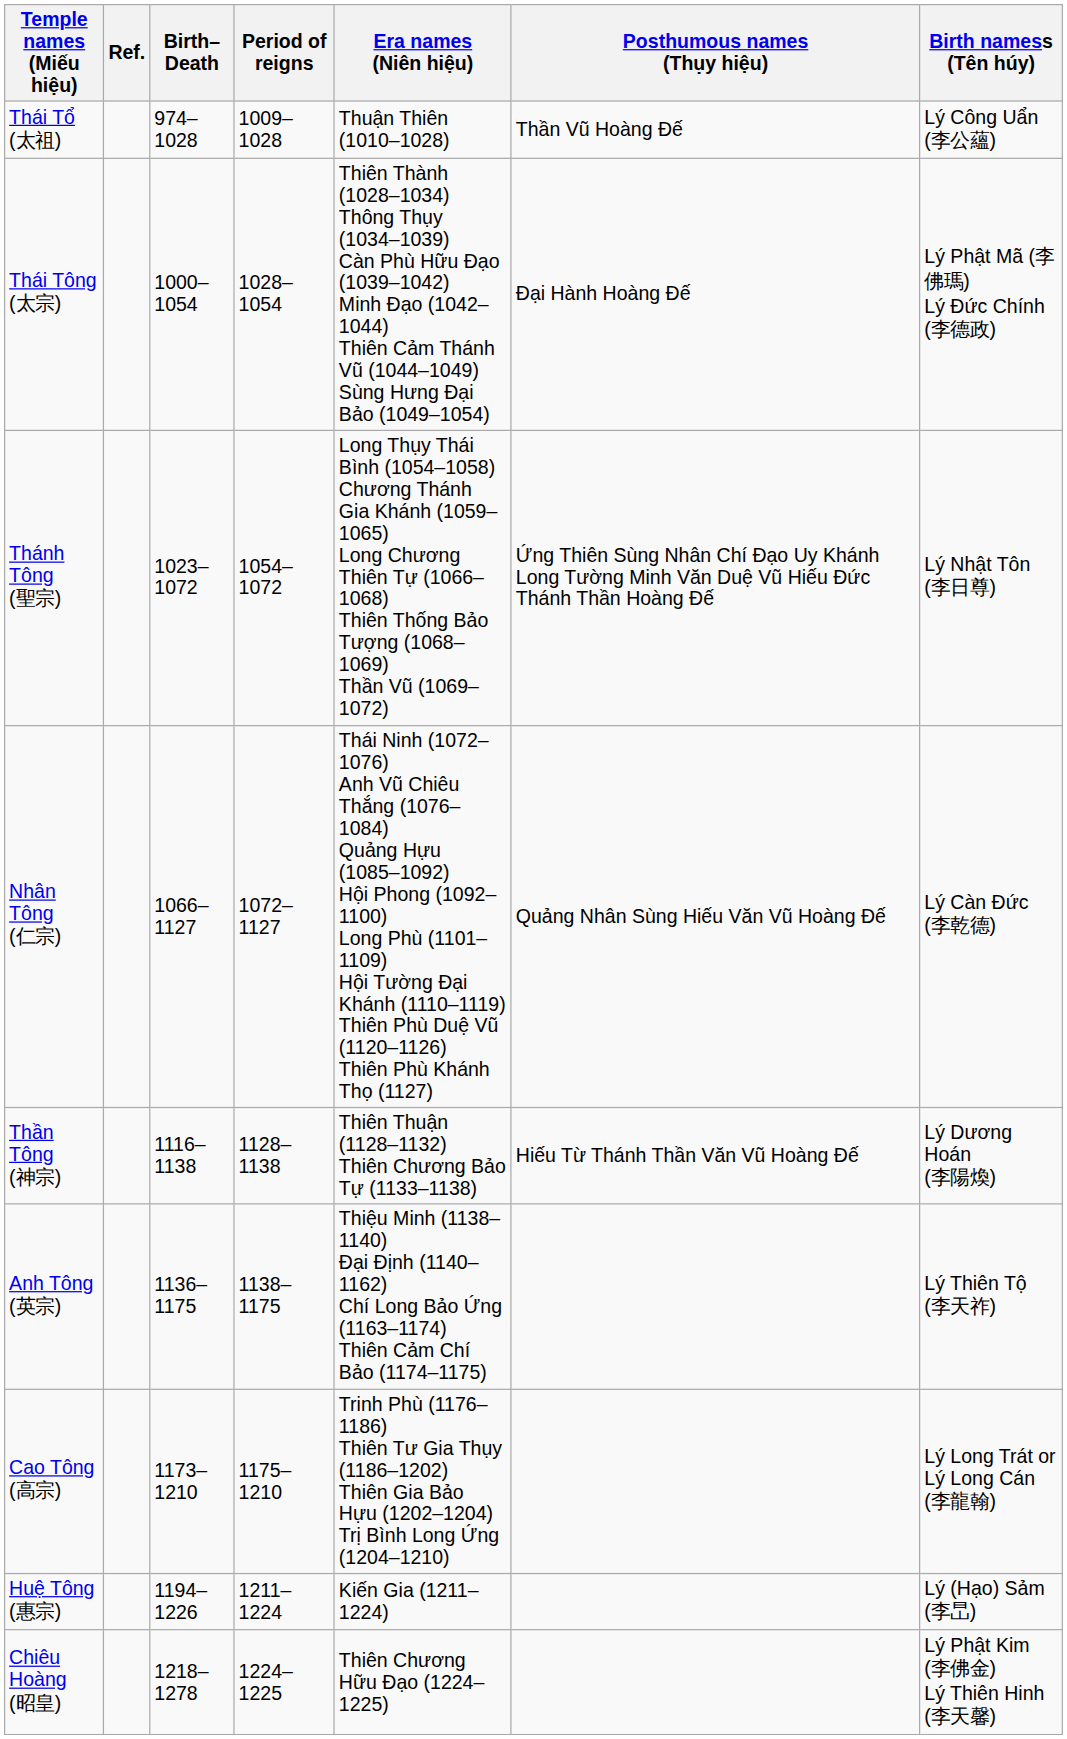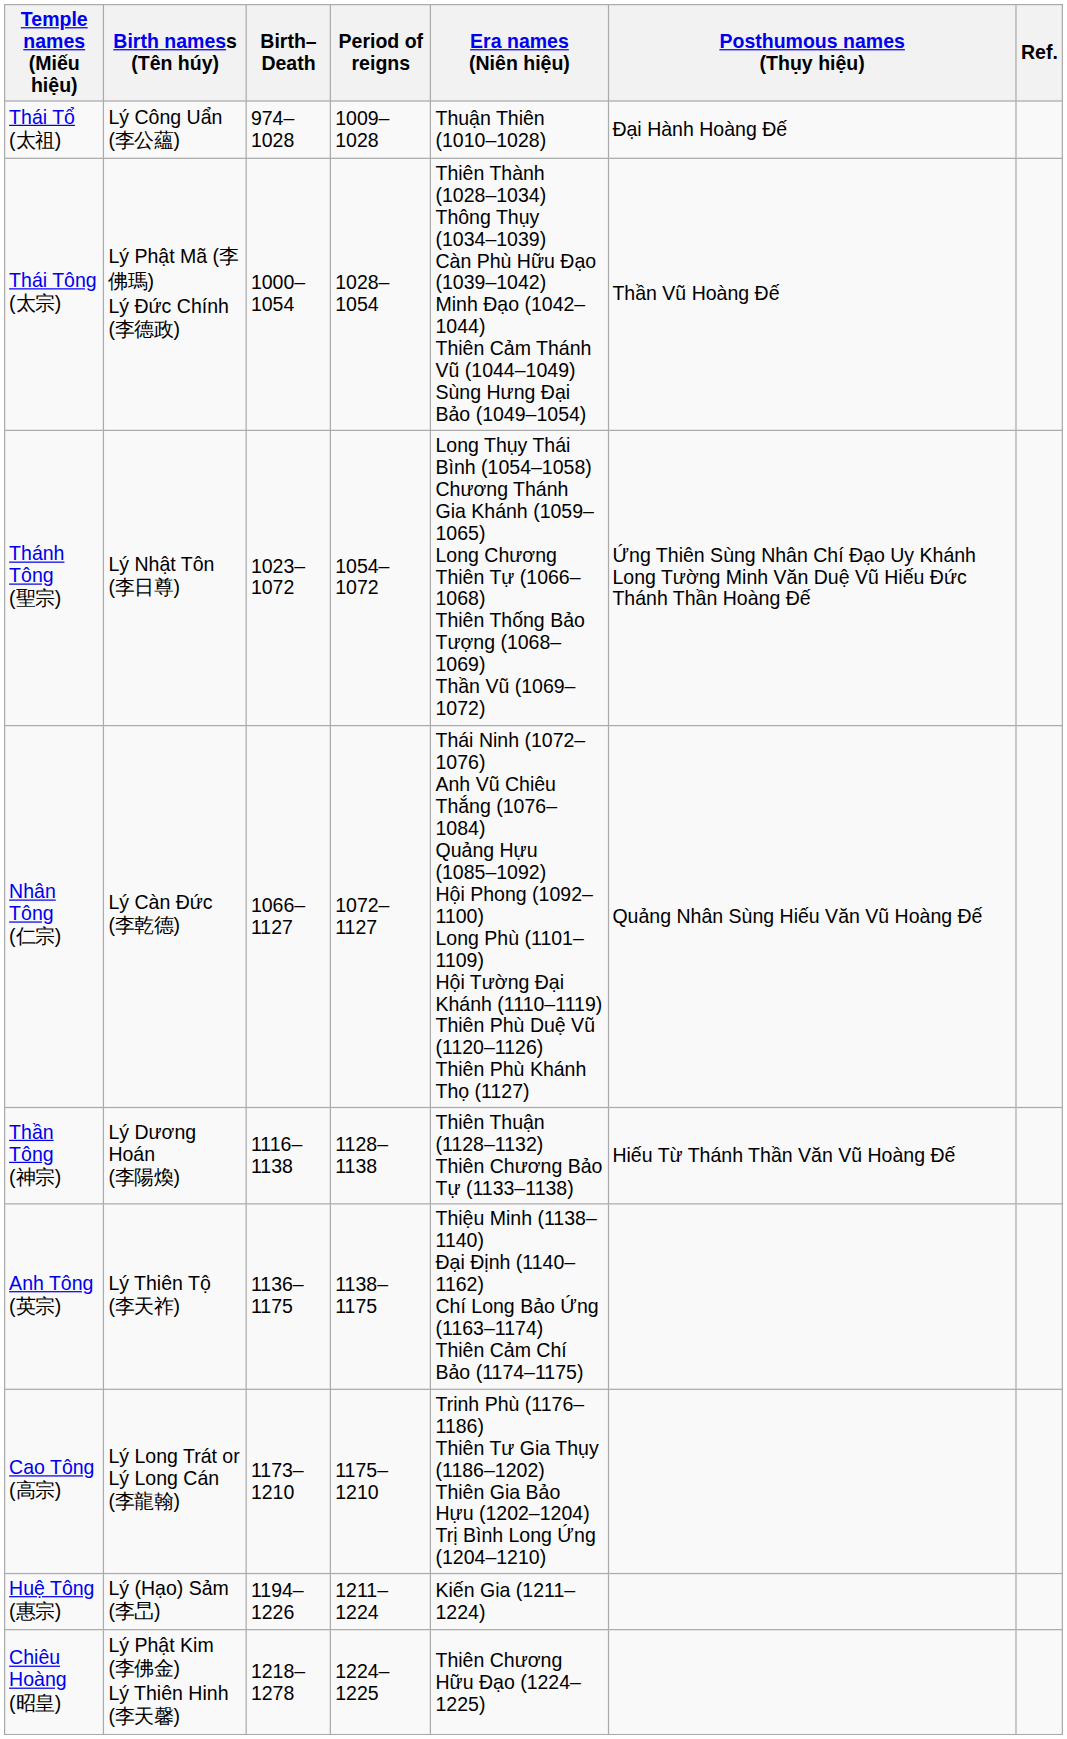columns swapped: (991, 52) <-> (127, 52)
(599, 129) Thần Vũ Hoàng Đế -> (700, 129) Đại Hành Hoàng Đế
(603, 294) Đại Hành Hoàng Đế -> (696, 294) Thần Vũ Hoàng Đế
